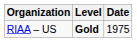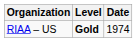(118, 29) 1975 -> (118, 29) 1974
